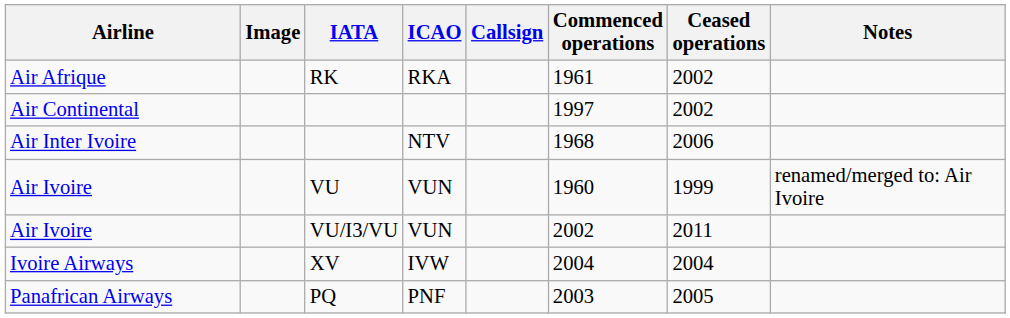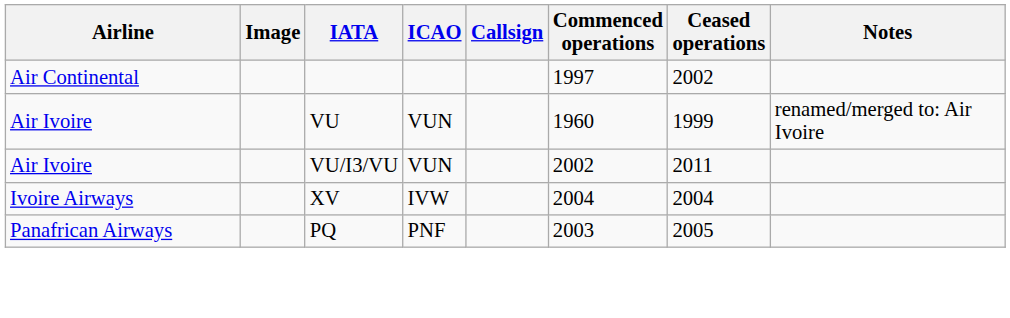- row: (58, 76)
- row: (73, 142)
